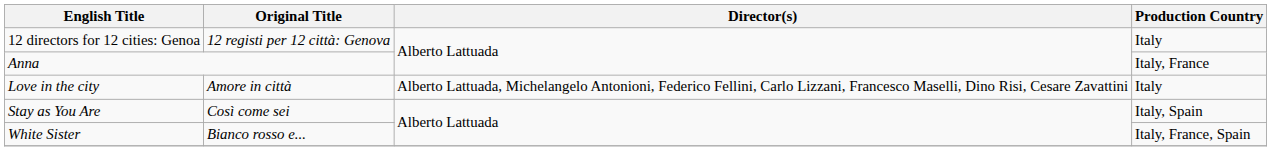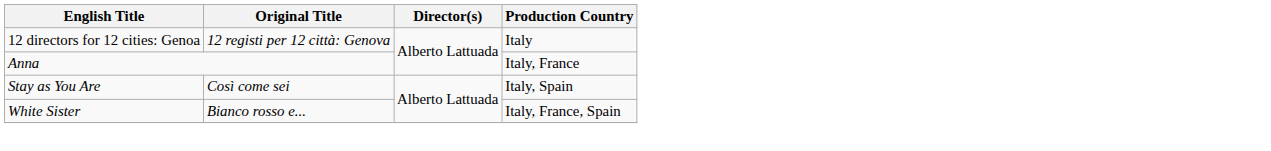- row: (54, 87)
